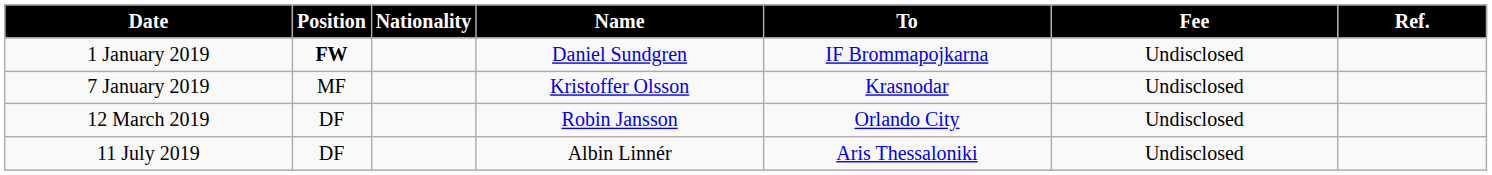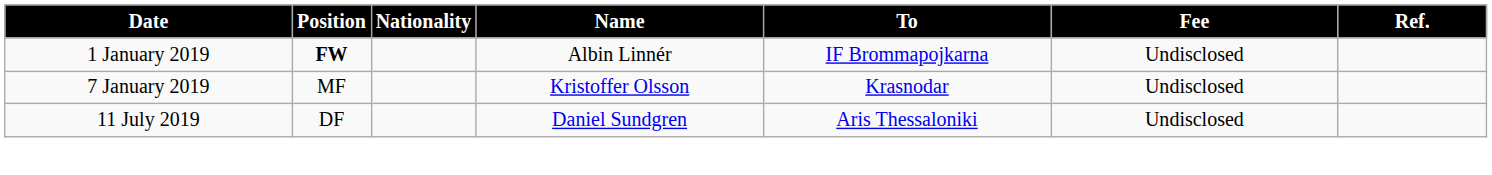(620, 54) Daniel Sundgren -> (620, 54) Albin Linnér
- row: (148, 120)
(620, 153) Albin Linnér -> (620, 120) Daniel Sundgren
